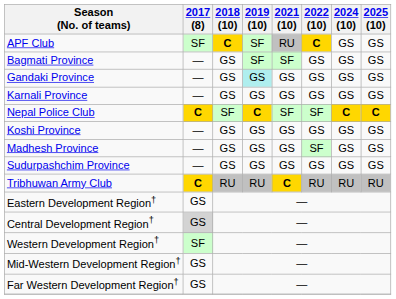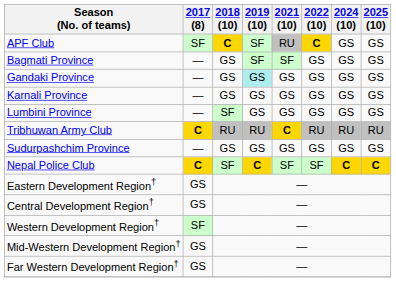+ row: (49, 113)
rows swapped: (51, 113) <-> (59, 183)
- row: (44, 130)
- row: (53, 148)
(198, 222) lightgrey background -> (198, 205) no background
